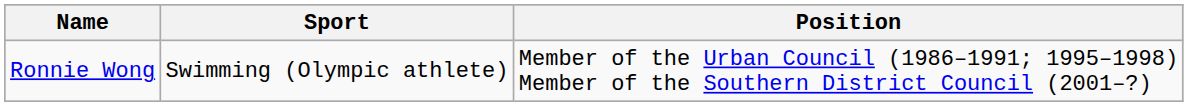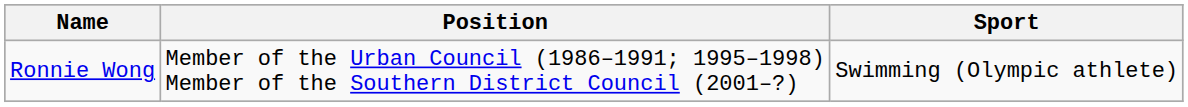columns swapped: (337, 23) <-> (848, 23)
